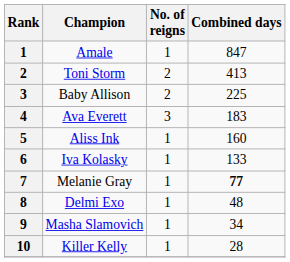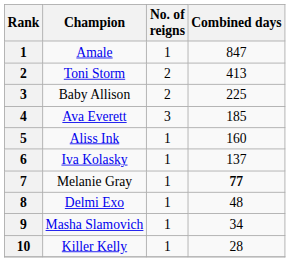(236, 116) 183 -> (236, 116) 185
(236, 159) 133 -> (236, 159) 137
